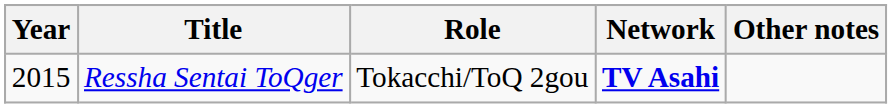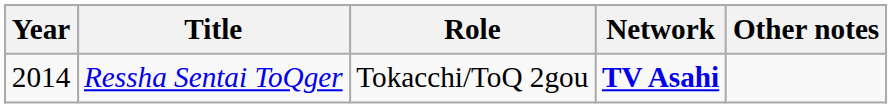(41, 77) 2015 -> (41, 77) 2014
